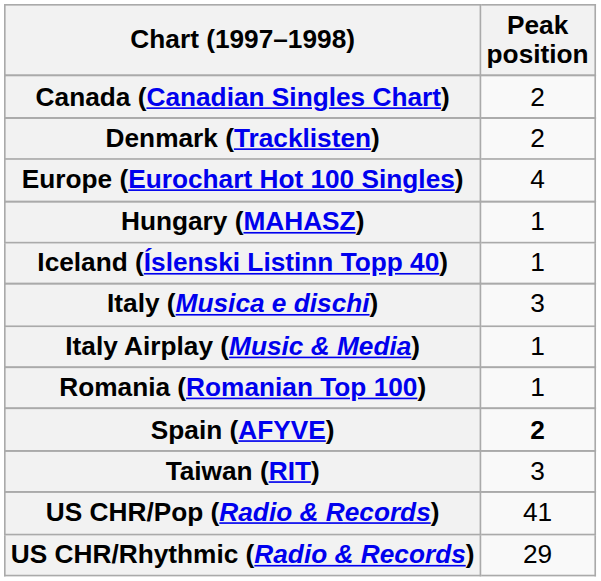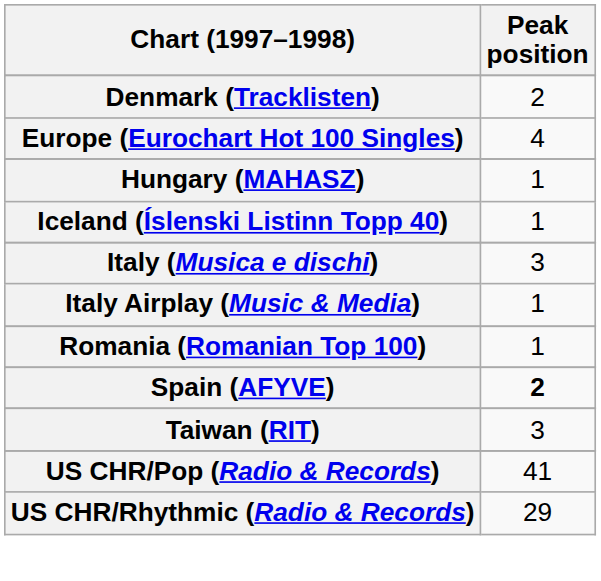- row: (243, 96)
